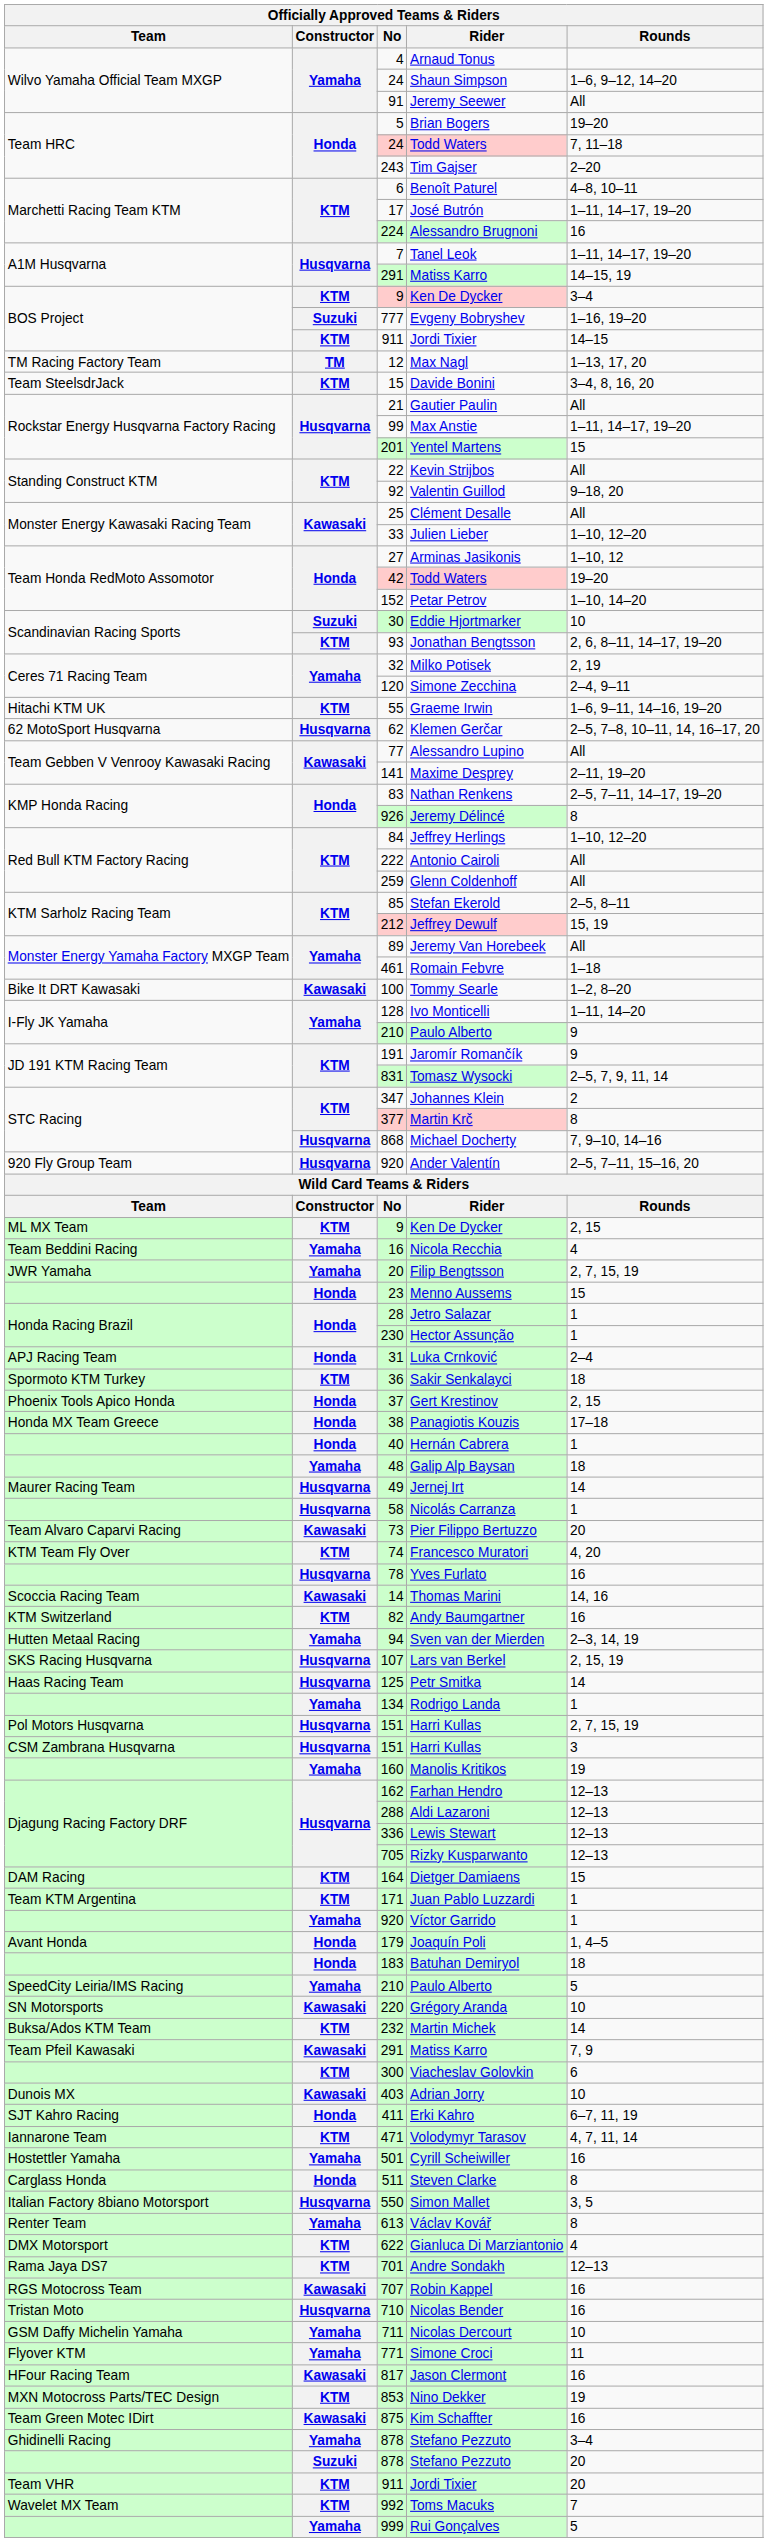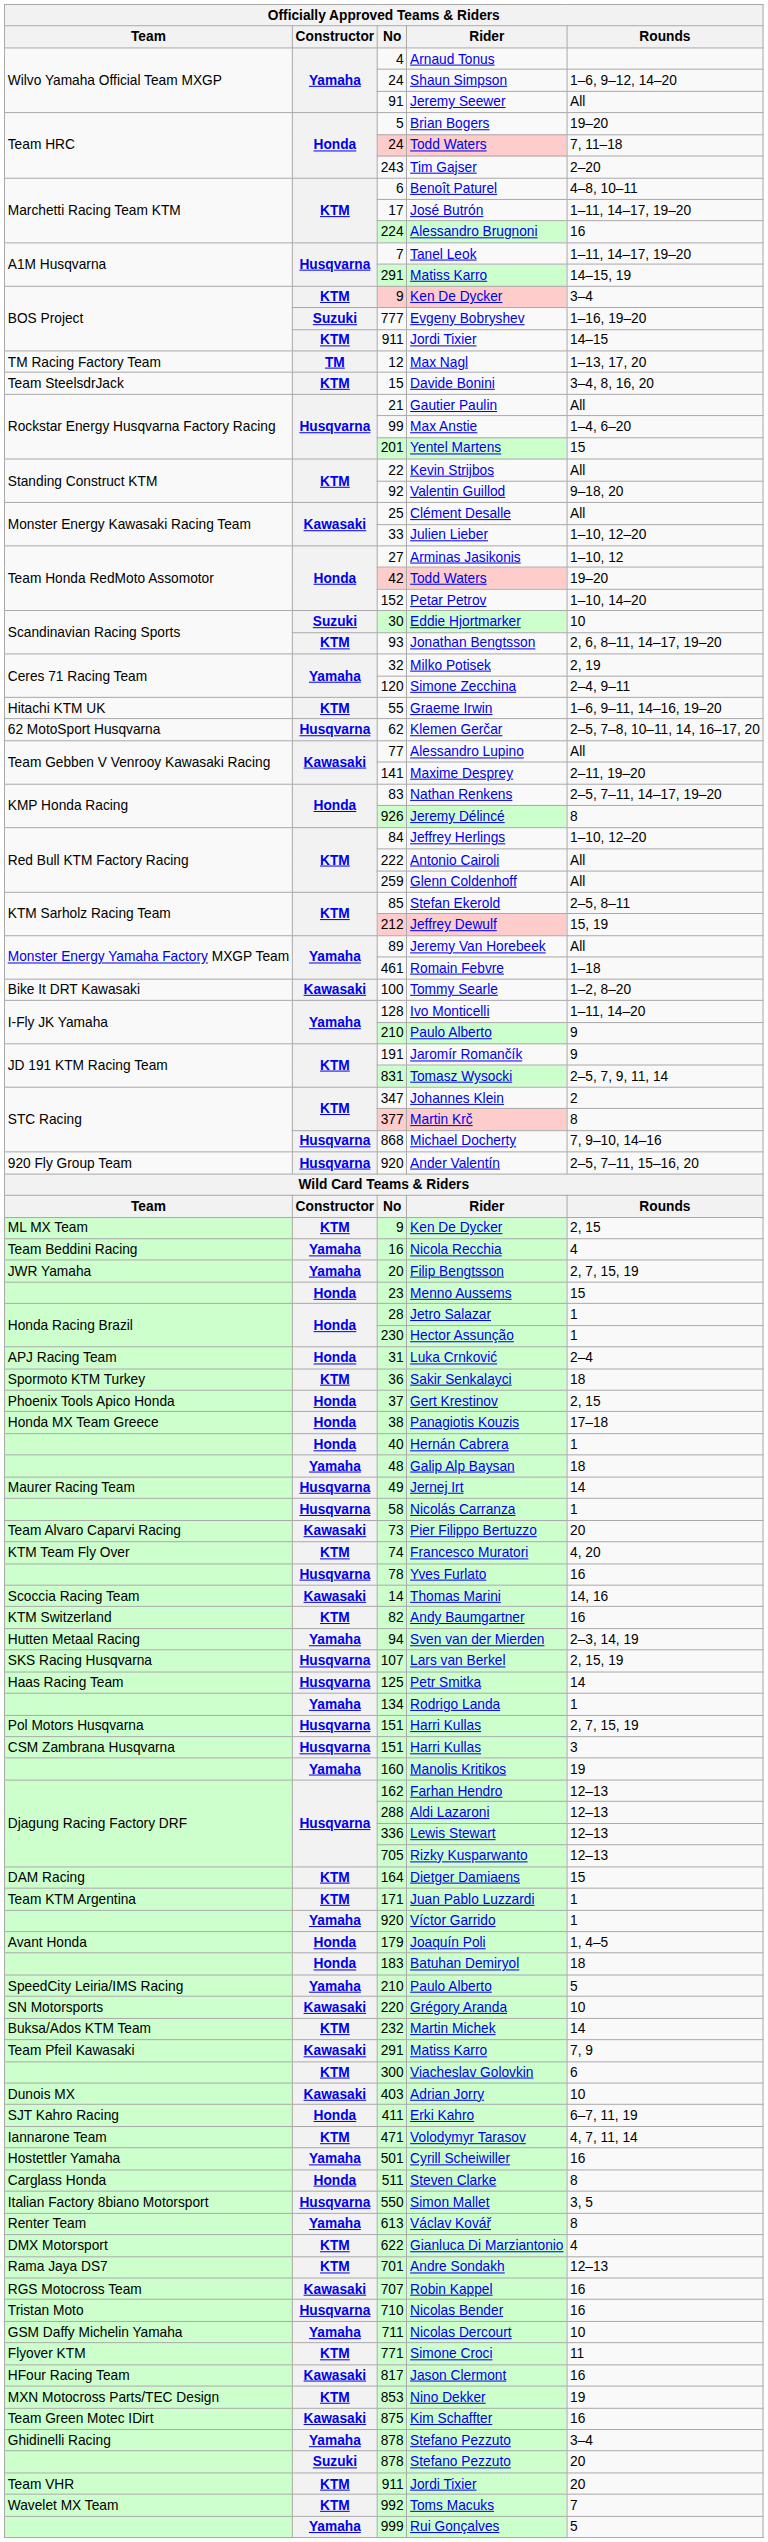(631, 426) 1–11, 14–17, 19–20 -> (601, 426) 1–4, 6–20
(335, 2353) Yamaha -> (335, 2353) KTM
